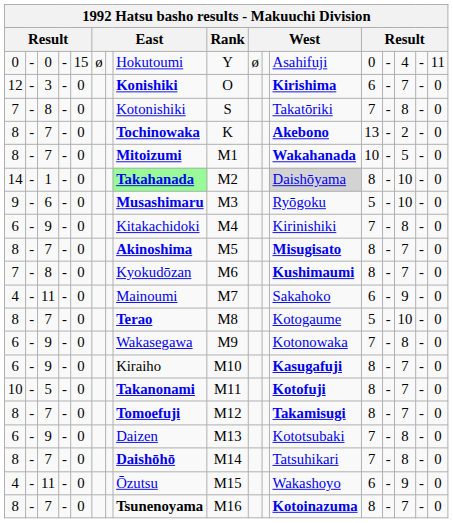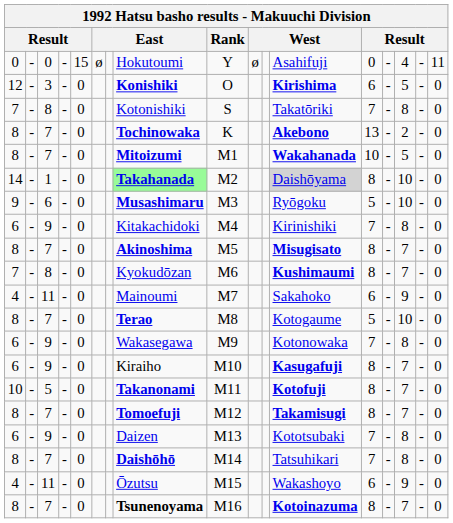(405, 86) 7 -> (405, 86) 5
